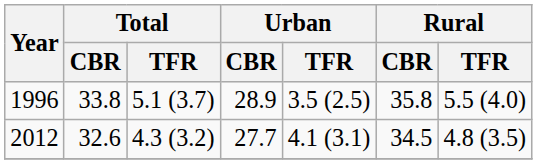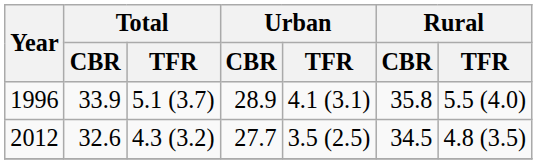(100, 100) 33.8 -> (100, 100) 33.9
(329, 100) 3.5 (2.5) -> (329, 100) 4.1 (3.1)
(329, 138) 4.1 (3.1) -> (329, 138) 3.5 (2.5)
